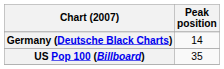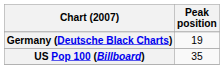(197, 40) 14 -> (197, 40) 19
